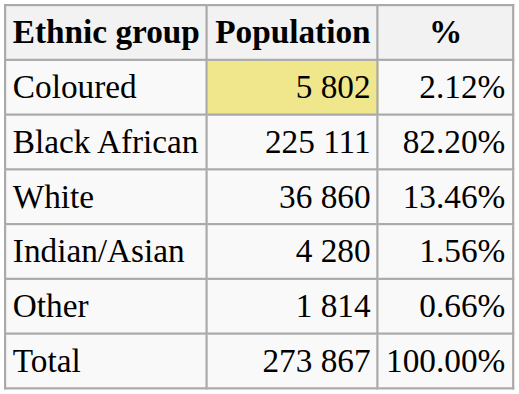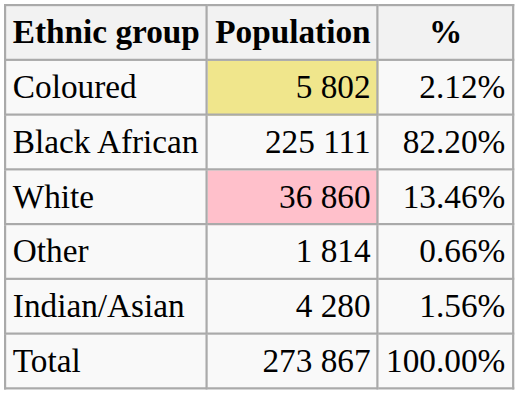(325, 196) no background -> (325, 196) pink background
rows swapped: (99, 251) <-> (51, 306)
